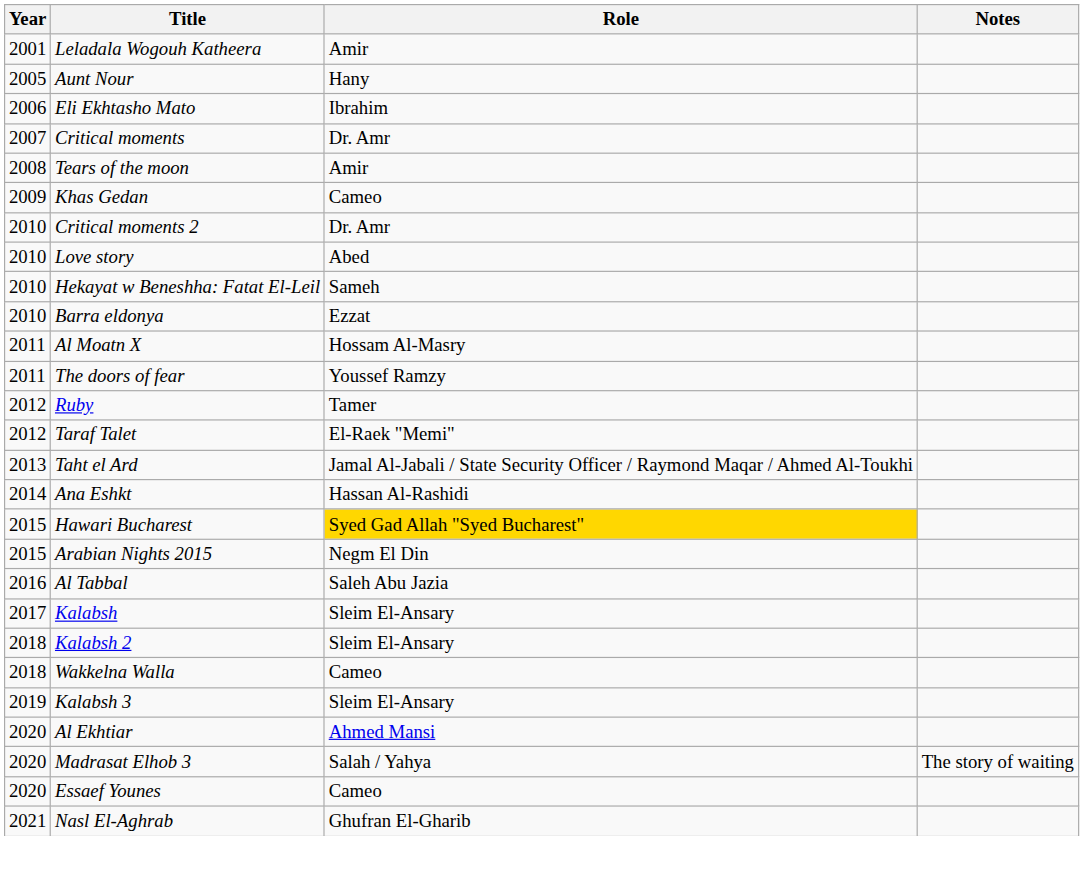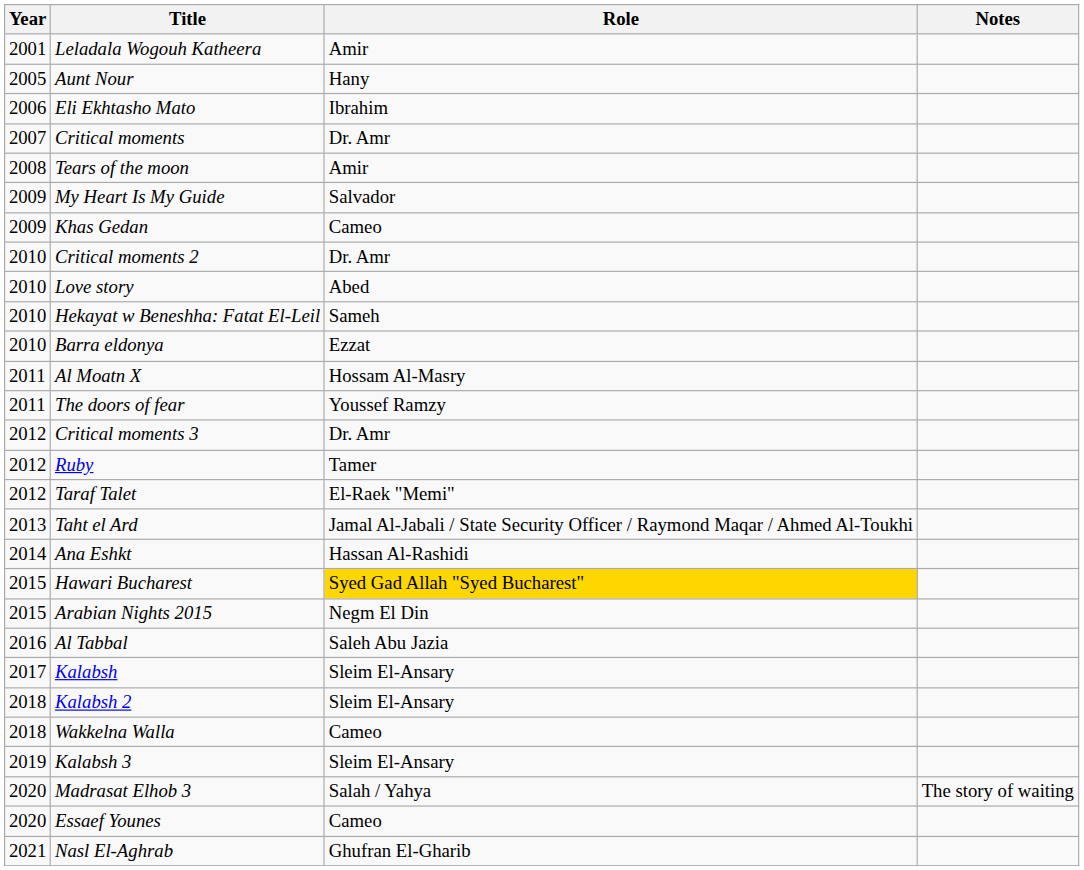+ row: (140, 197)
+ row: (127, 434)
- row: (94, 731)
